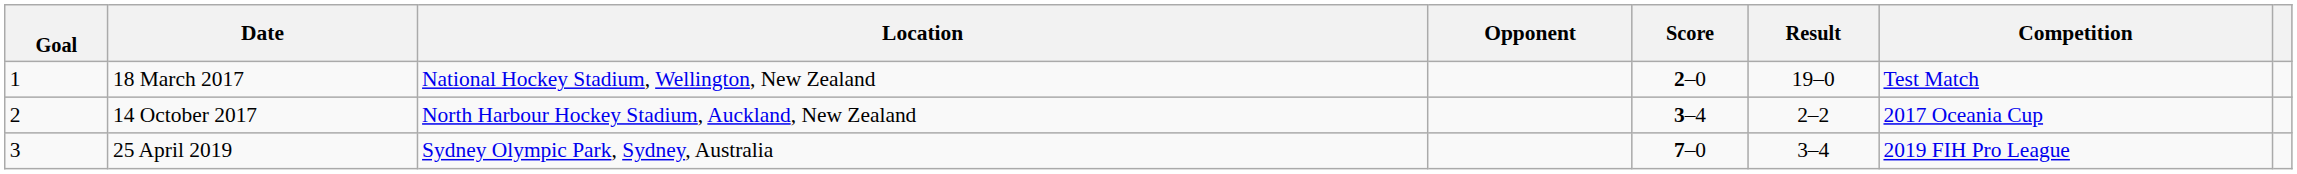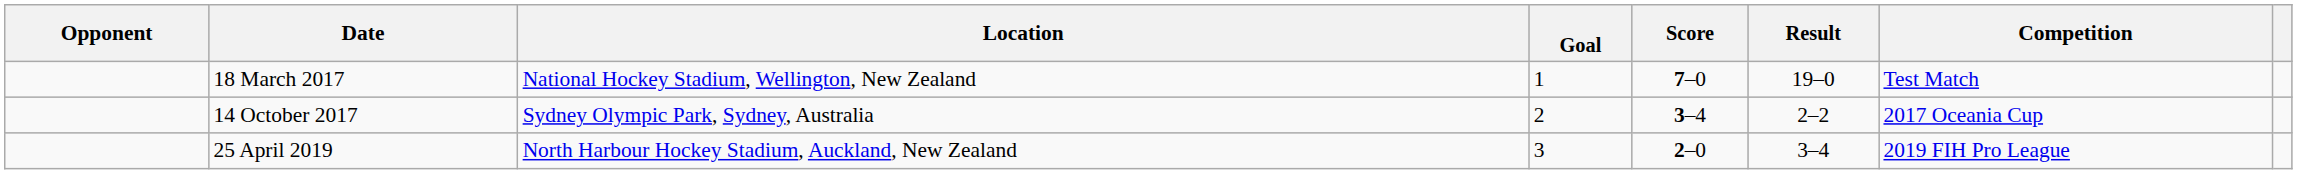columns swapped: (56, 45) <-> (1530, 33)
(1690, 79) 2–0 -> (1690, 79) 7–0
(669, 115) North Harbour Hockey Stadium, Auckland, New Zealand -> (698, 115) Sydney Olympic Park, Sydney, Australia
(598, 150) Sydney Olympic Park, Sydney, Australia -> (770, 150) North Harbour Hockey Stadium, Auckland, New Zealand
(1690, 150) 7–0 -> (1690, 150) 2–0
